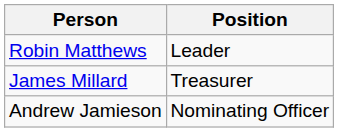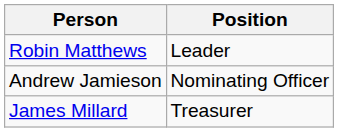rows swapped: (85, 111) <-> (68, 80)
